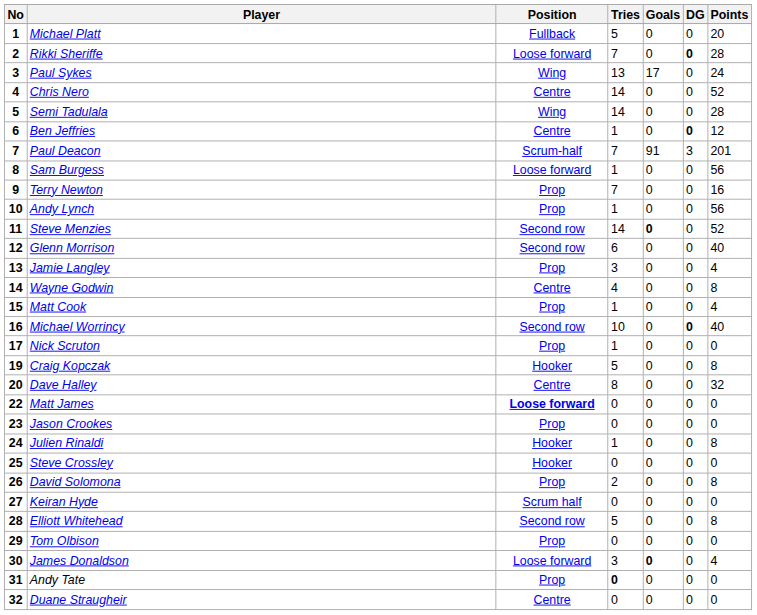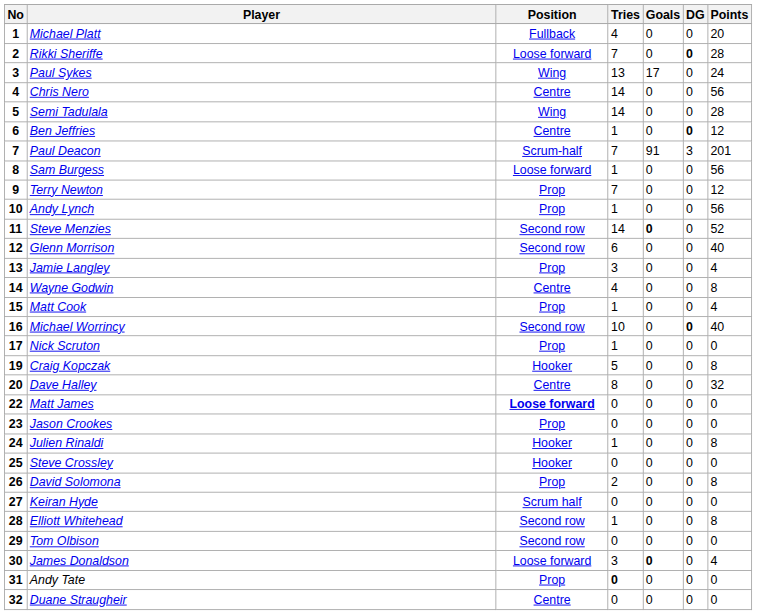(614, 33) 5 -> (614, 33) 4
(717, 92) 52 -> (717, 92) 56
(717, 189) 16 -> (717, 189) 12
(614, 521) 5 -> (614, 521) 1
(552, 541) Prop -> (552, 541) Second row
